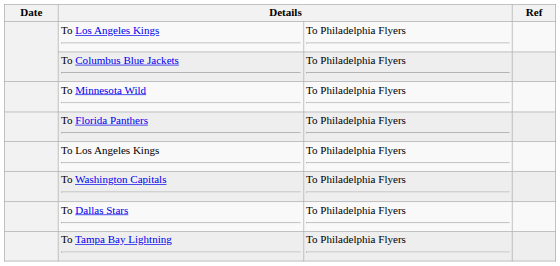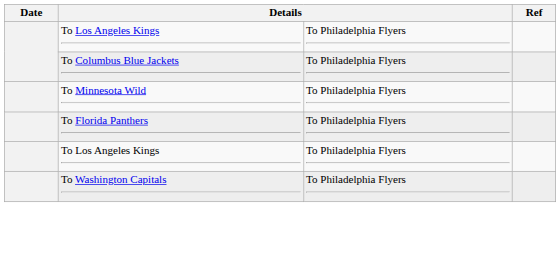- row: (31, 216)
- row: (31, 246)
